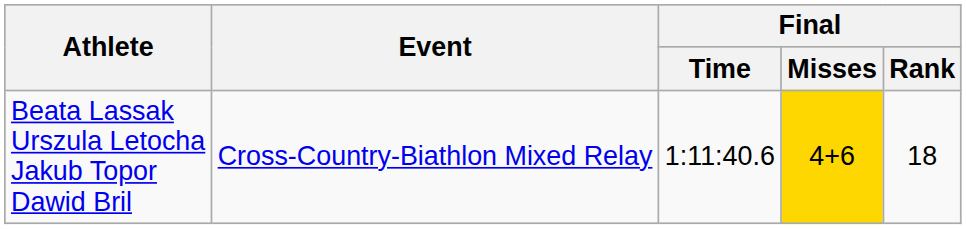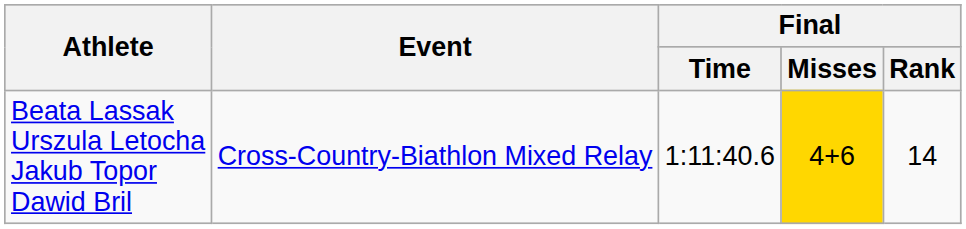(922, 156) 18 -> (922, 156) 14
